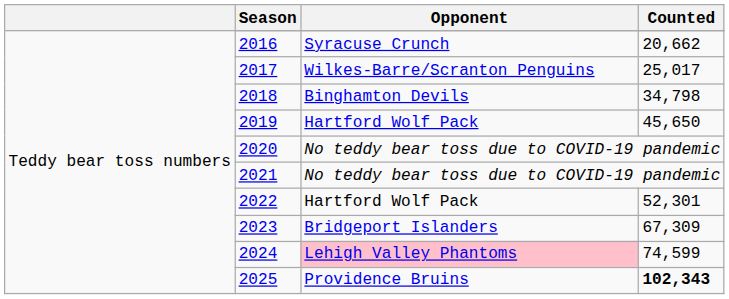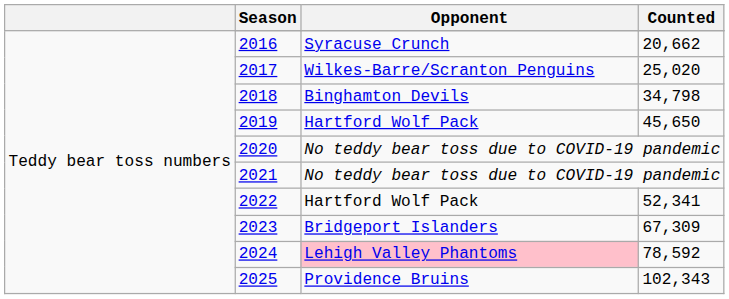(671, 70) 25,017 -> (671, 70) 25,020
(671, 202) 52,301 -> (671, 202) 52,341
(671, 254) 74,599 -> (671, 254) 78,592
(676, 280) bold -> (676, 280) normal
